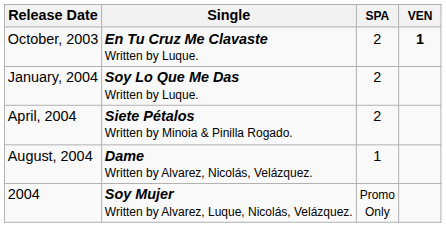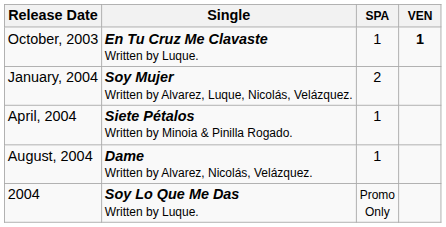(377, 38) 2 -> (377, 38) 1
(172, 85) Soy Lo Que Me Das Written by Luque. -> (229, 85) Soy Mujer Written by Alvarez, Luque, Nicolás, Velázquez.
(377, 116) 2 -> (377, 116) 1
(229, 203) Soy Mujer Written by Alvarez, Luque, Nicolás, Velázquez. -> (172, 203) Soy Lo Que Me Das Written by Luque.
